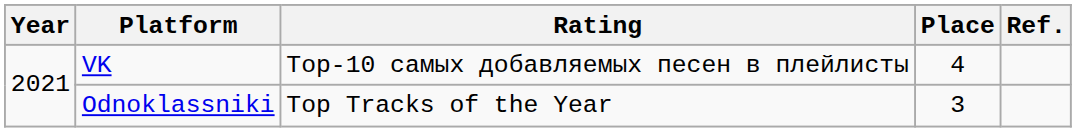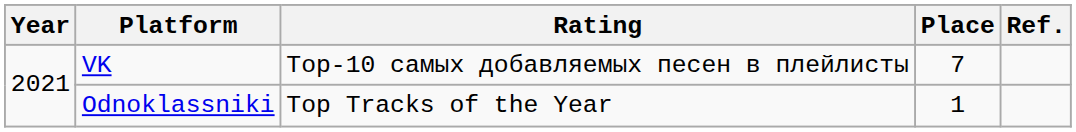(958, 65) 4 -> (958, 65) 7
(958, 106) 3 -> (958, 106) 1
